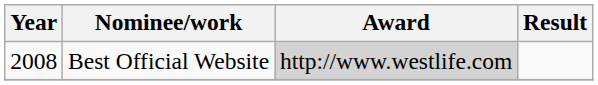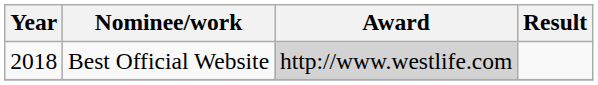(34, 60) 2008 -> (34, 60) 2018
